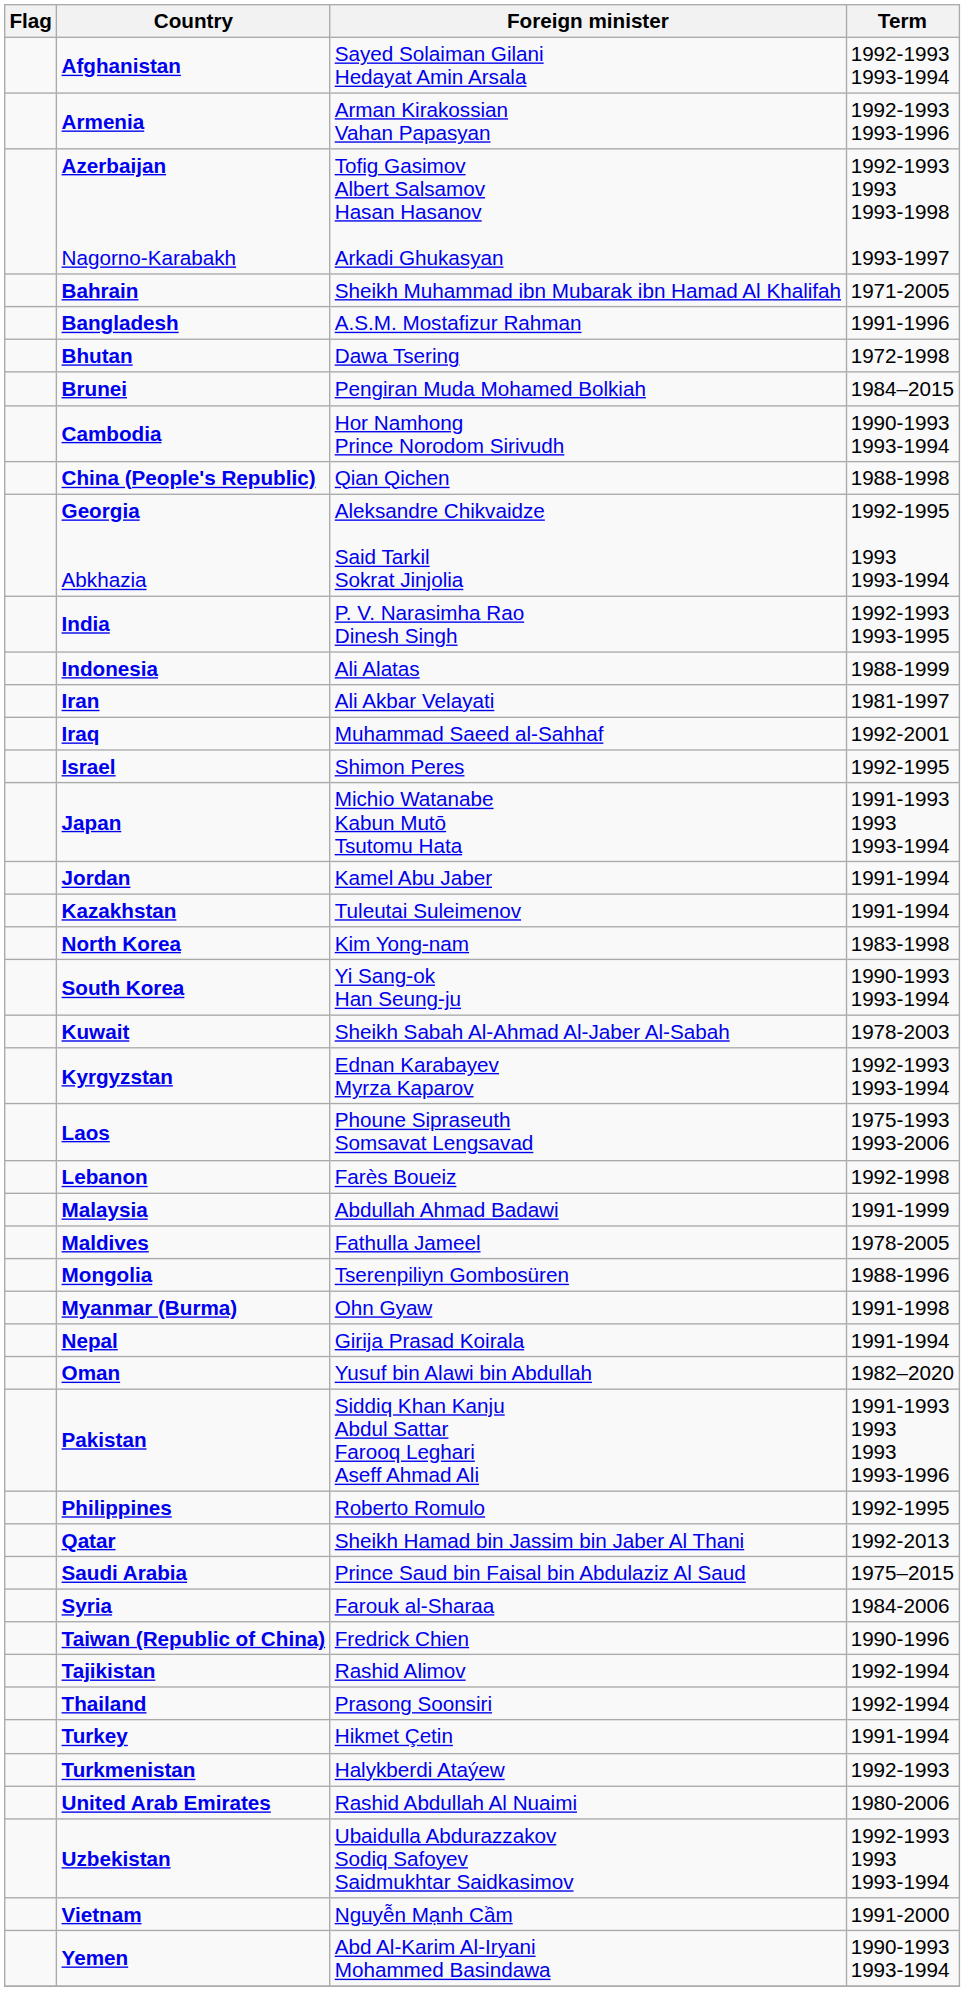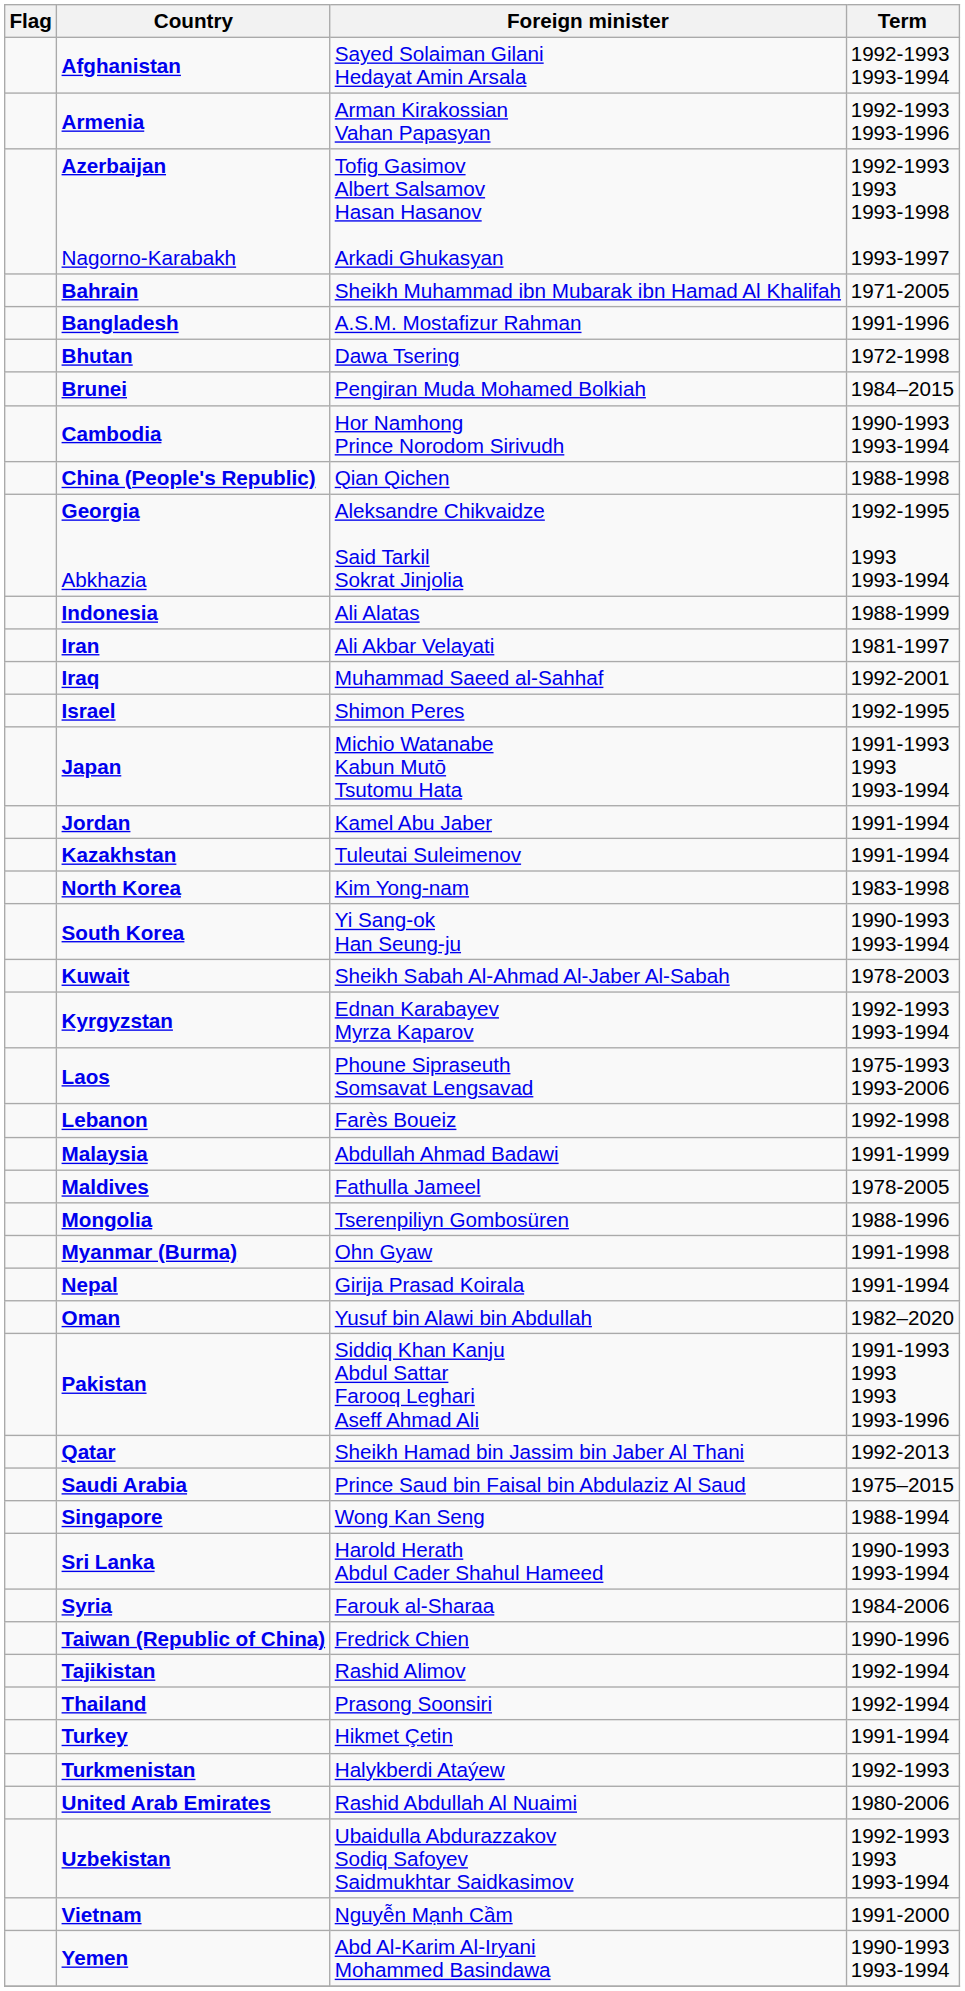- row: (86, 624)
- row: (117, 1508)
+ row: (112, 1517)
+ row: (108, 1562)
